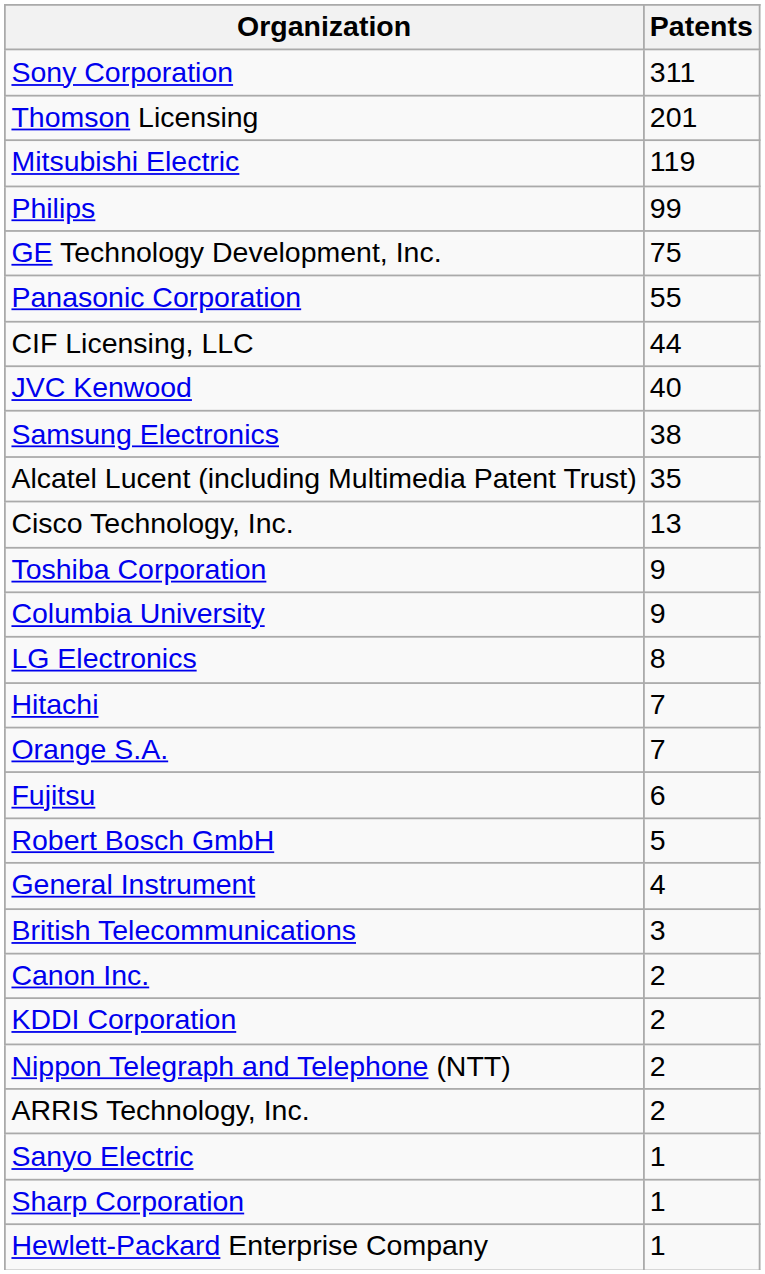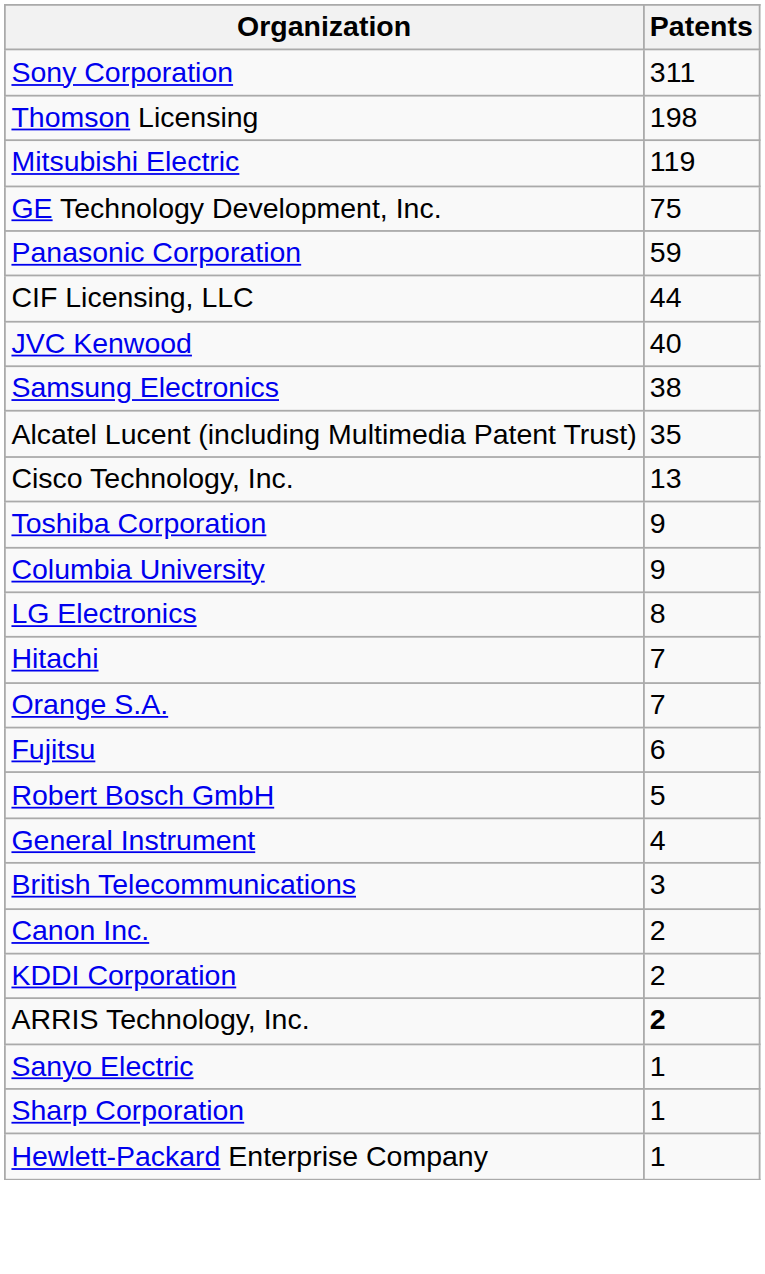(674, 117) 201 -> (674, 117) 198
- row: (53, 207)
(666, 298) 55 -> (666, 252) 59
- row: (261, 1065)
(658, 1111) normal -> (658, 1020) bold
